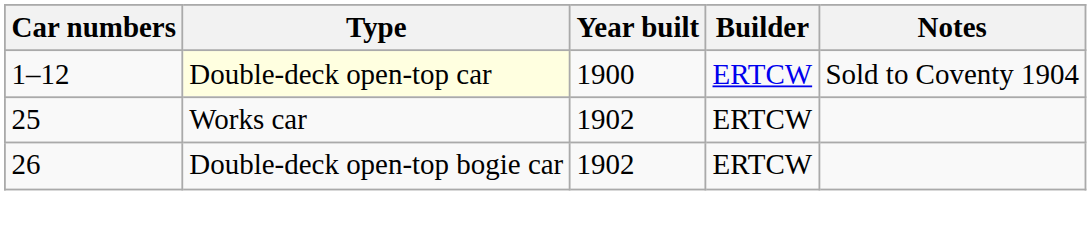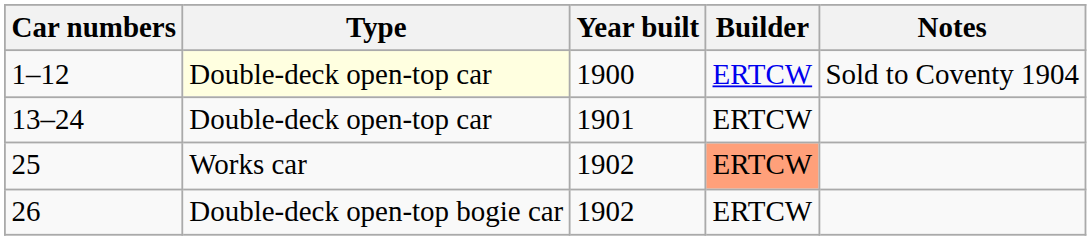+ row: (48, 119)
(762, 119) no background -> (762, 165) lightsalmon background
